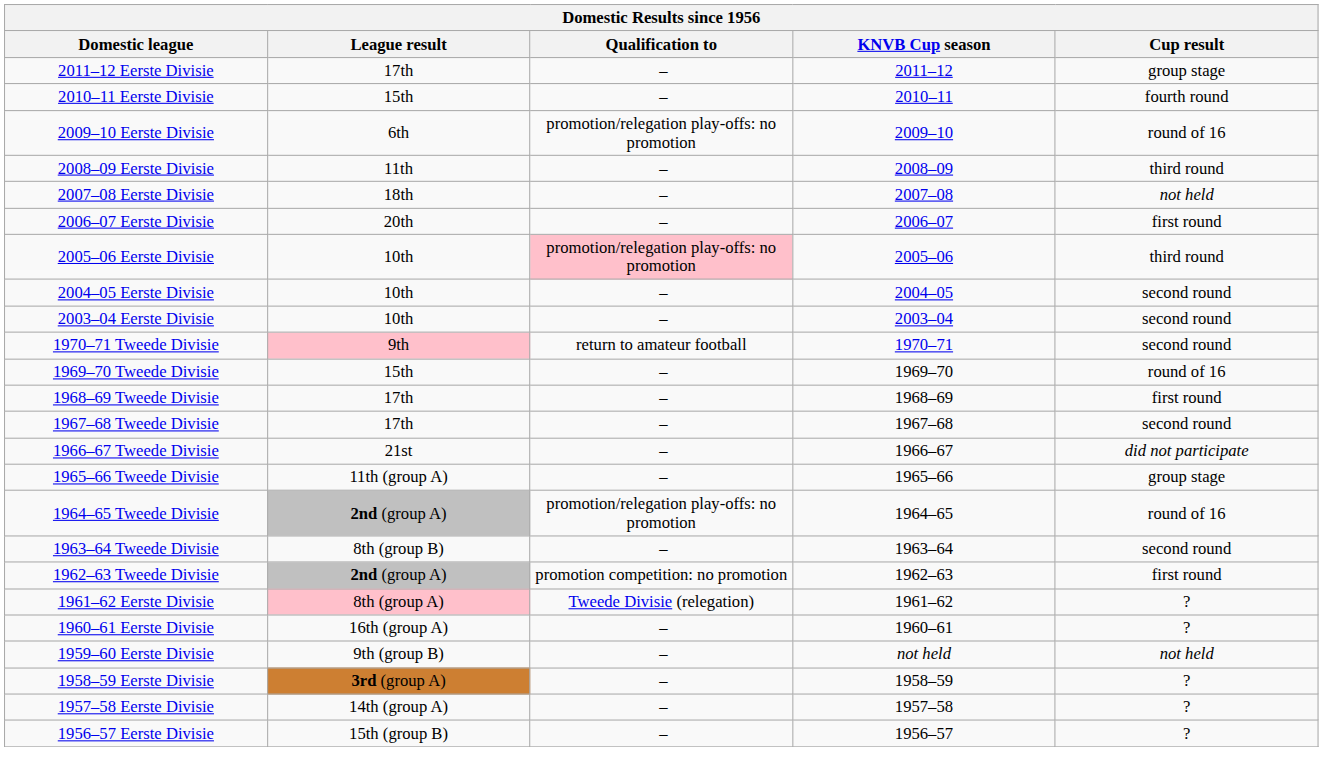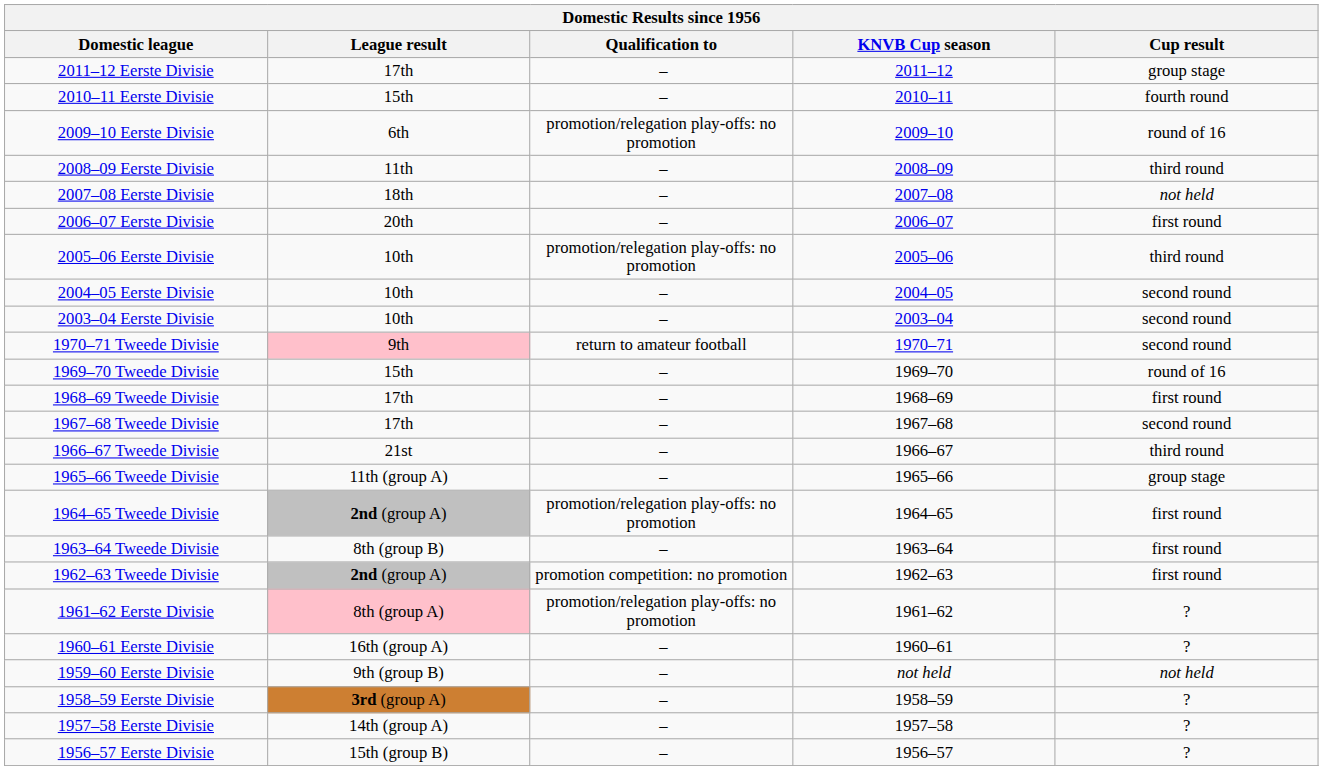(661, 256) pink background -> (661, 256) no background
(1187, 450) did not participate -> (1187, 450) third round
(1187, 513) round of 16 -> (1187, 513) first round
(1187, 548) second round -> (1187, 548) first round
(661, 601) Tweede Divisie (relegation) -> (661, 611) promotion/relegation play-offs: no promotion
